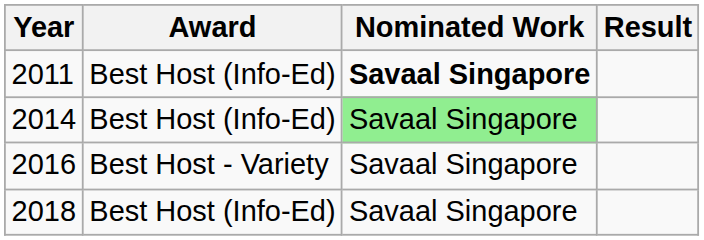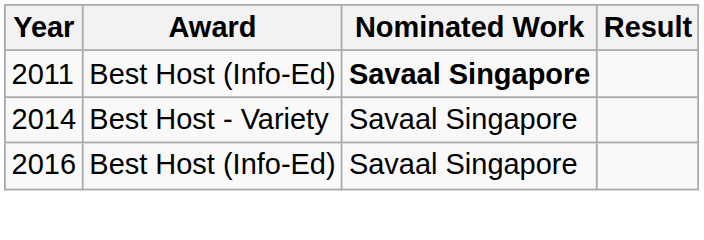(212, 119) Best Host (Info-Ed) -> (209, 119) Best Host - Variety
(463, 119) lightgreen background -> (463, 119) no background
(209, 165) Best Host - Variety -> (212, 165) Best Host (Info-Ed)
- row: (44, 211)
